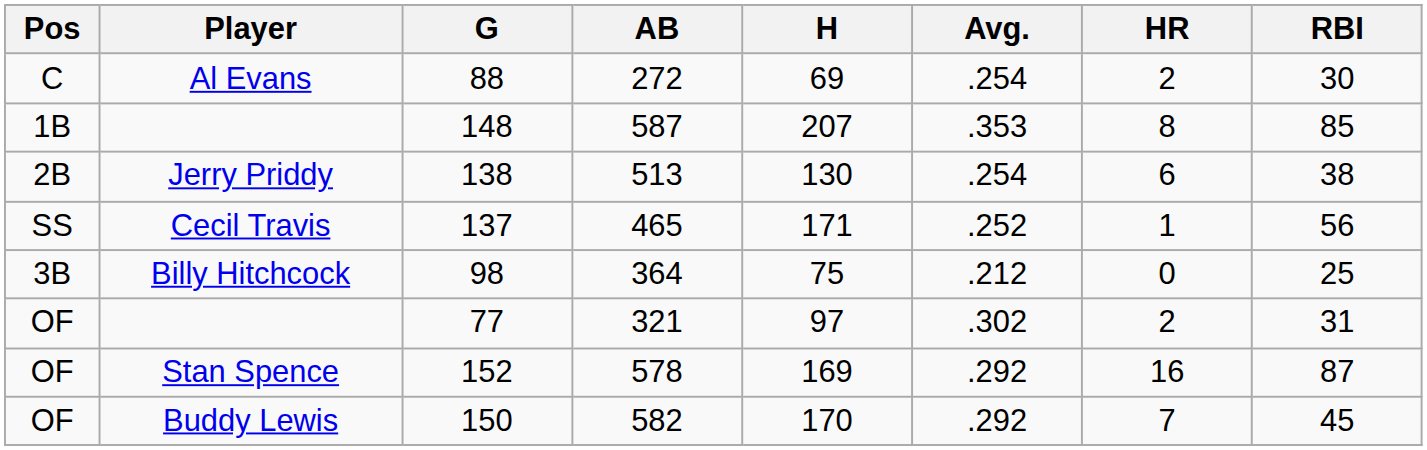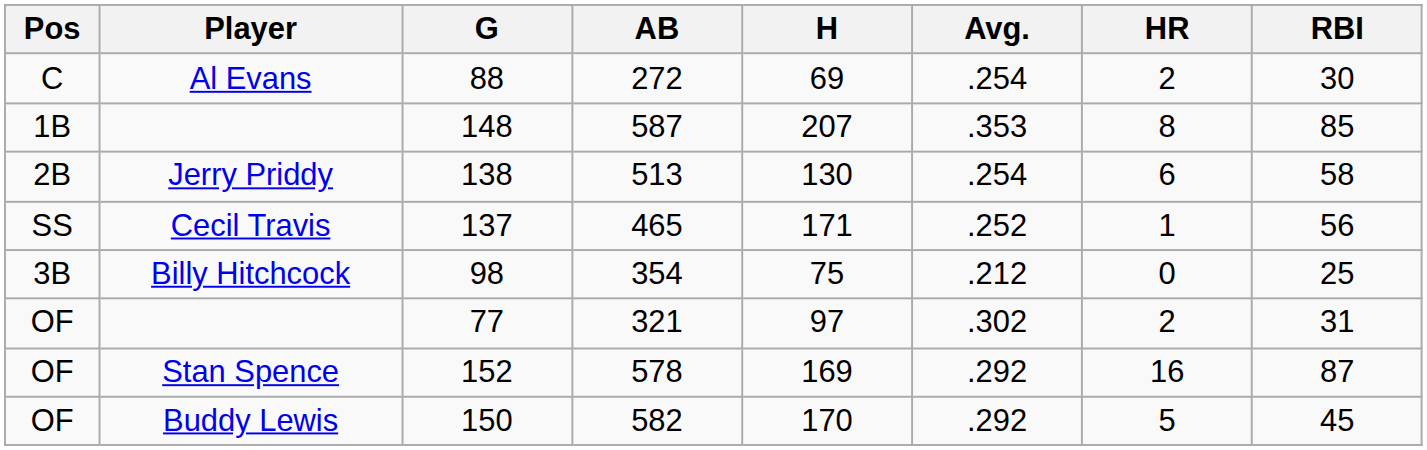(1337, 175) 38 -> (1337, 175) 58
(657, 273) 364 -> (657, 273) 354
(1167, 420) 7 -> (1167, 420) 5
